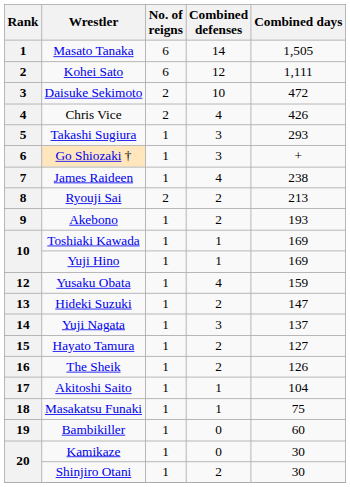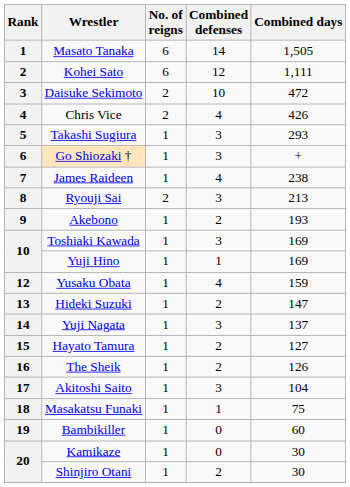(219, 198) 2 -> (219, 198) 3
(219, 240) 1 -> (219, 240) 3
(219, 388) 1 -> (219, 388) 3
